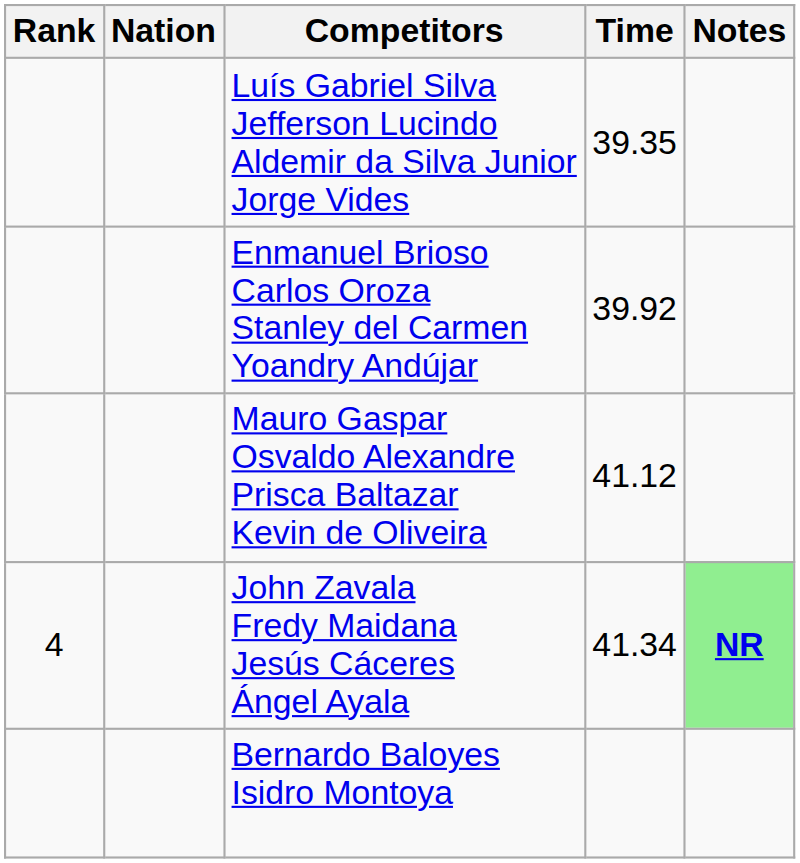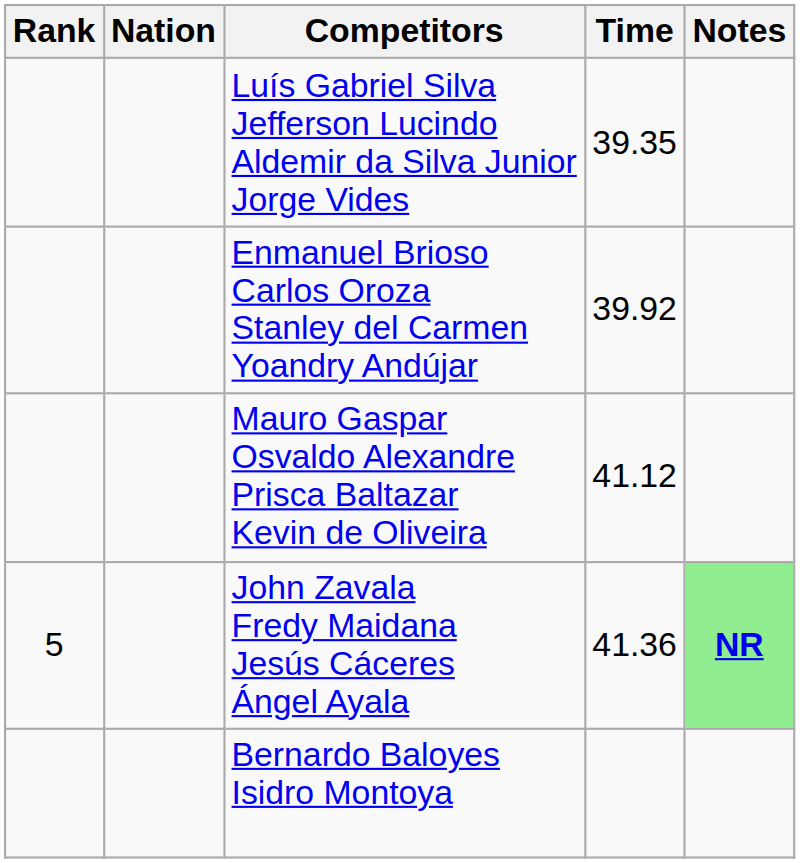(54, 644) 4 -> (54, 644) 5
(635, 644) 41.34 -> (635, 644) 41.36
